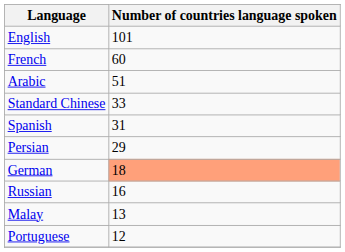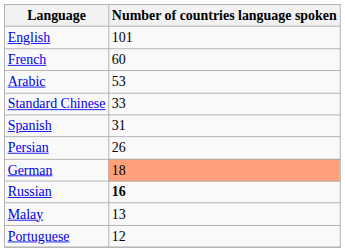(119, 81) 51 -> (119, 81) 53
(119, 147) 29 -> (119, 147) 26
(119, 192) normal -> (119, 192) bold
